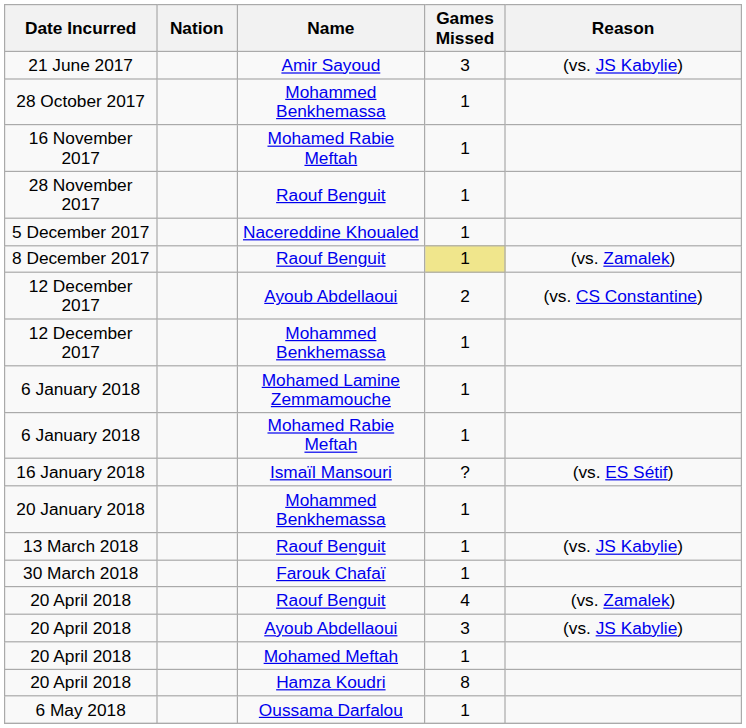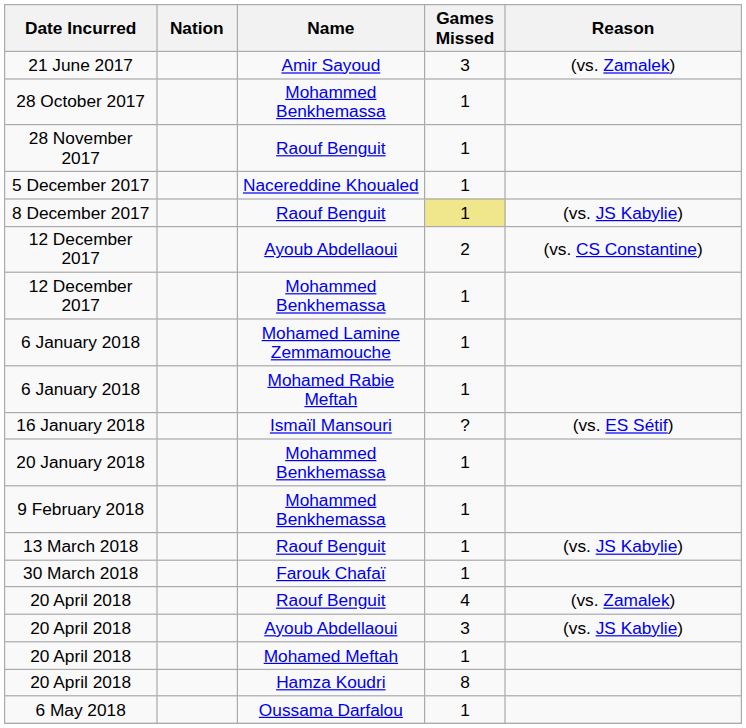(623, 65) (vs. JS Kabylie) -> (623, 65) (vs. Zamalek)
- row: (81, 149)
(623, 259) (vs. Zamalek) -> (623, 213) (vs. JS Kabylie)
+ row: (81, 509)
